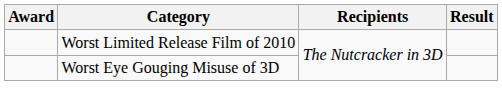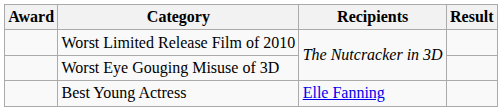+ row: (124, 93)
